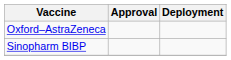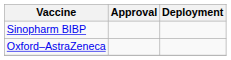rows swapped: (46, 47) <-> (56, 30)
